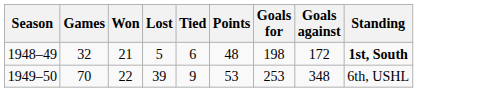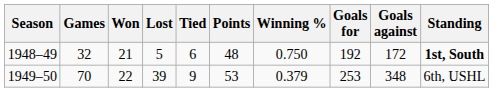+ column: (292, 23)
(274, 53) 198 -> (350, 53) 192
